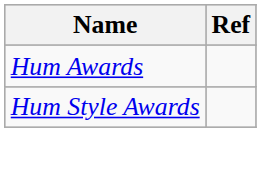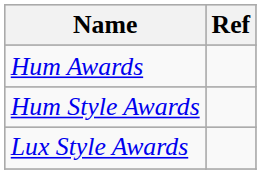+ row: (99, 147)
